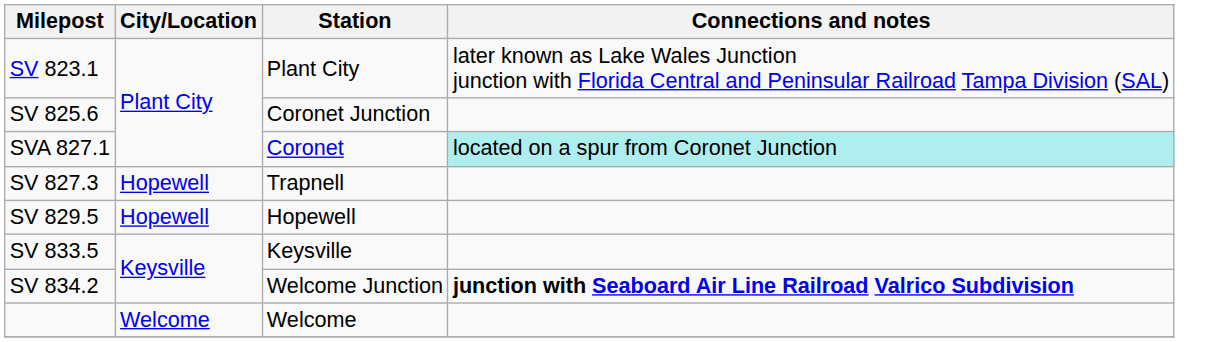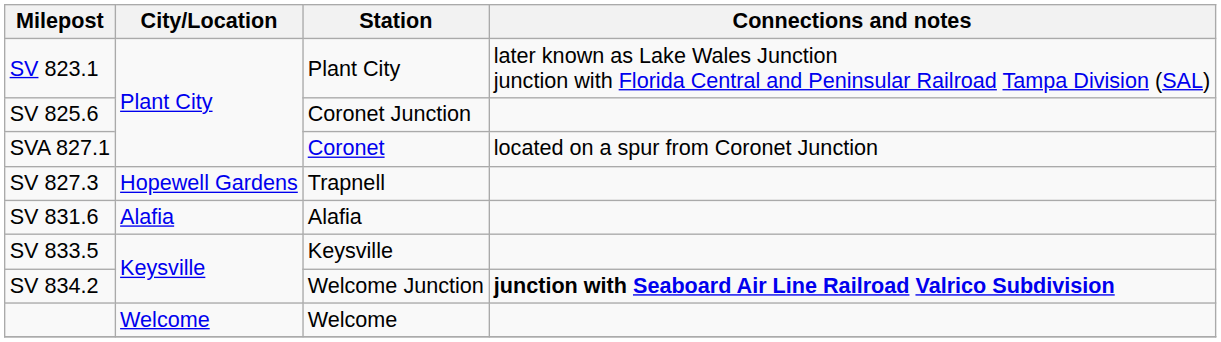(645, 148) paleturquoise background -> (686, 148) no background
(165, 182) Hopewell -> (209, 182) Hopewell Gardens
- row: (54, 217)
+ row: (54, 217)
